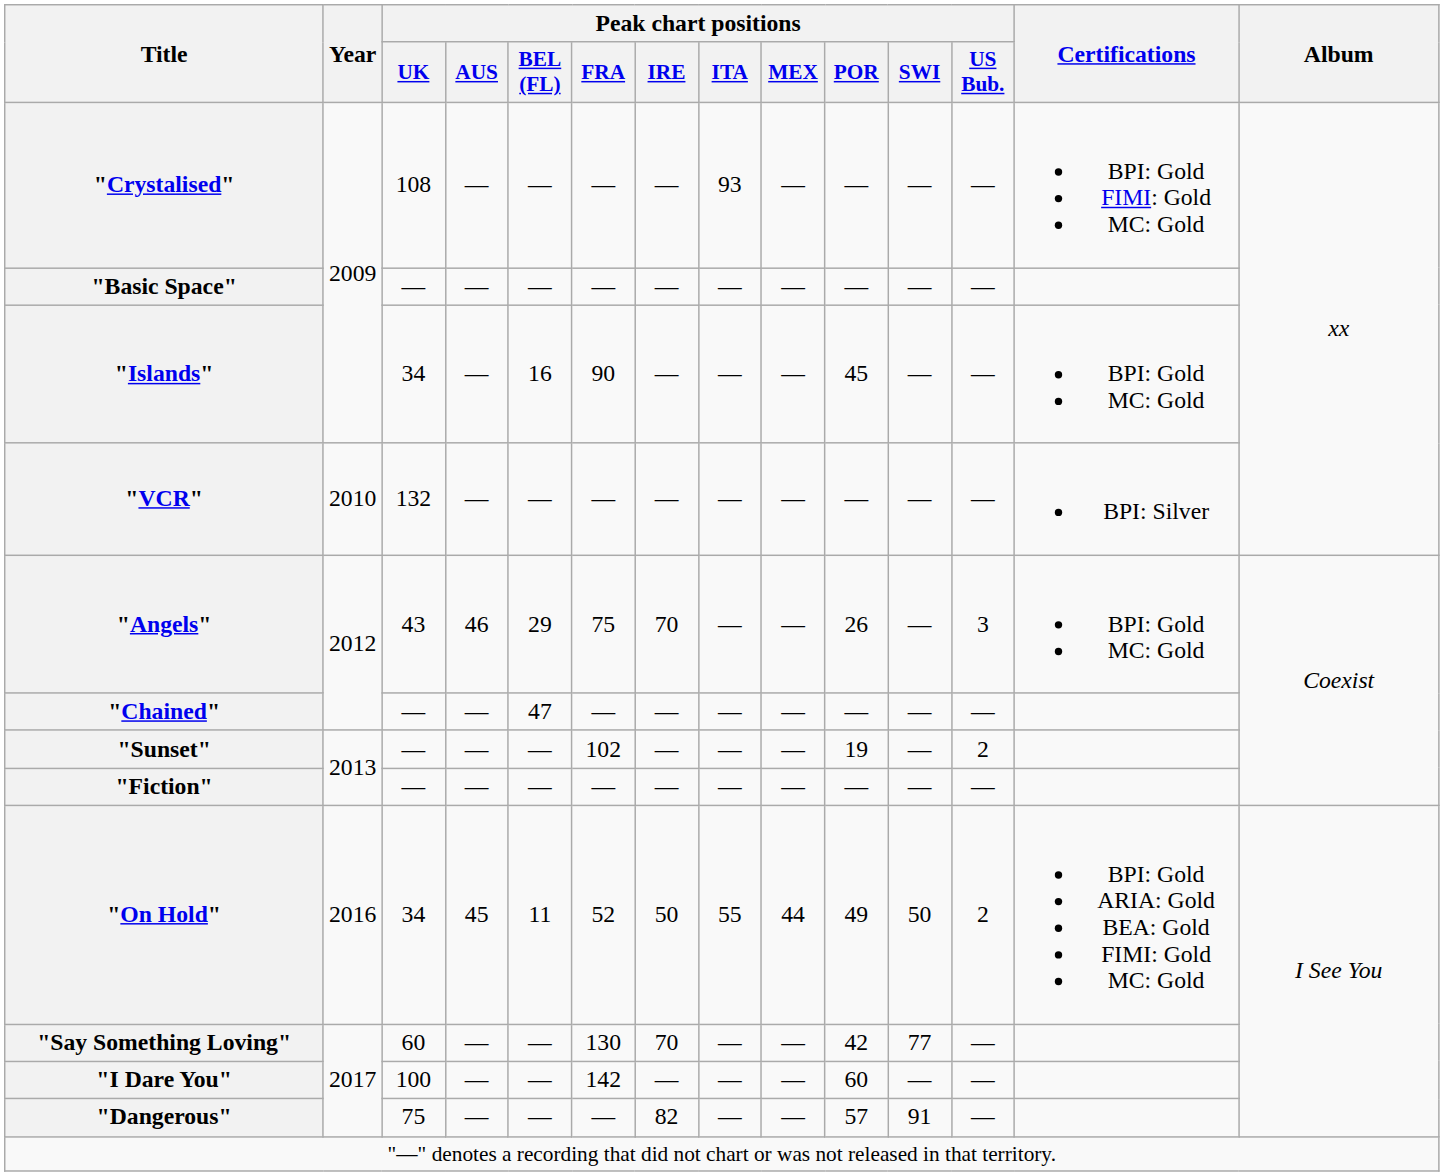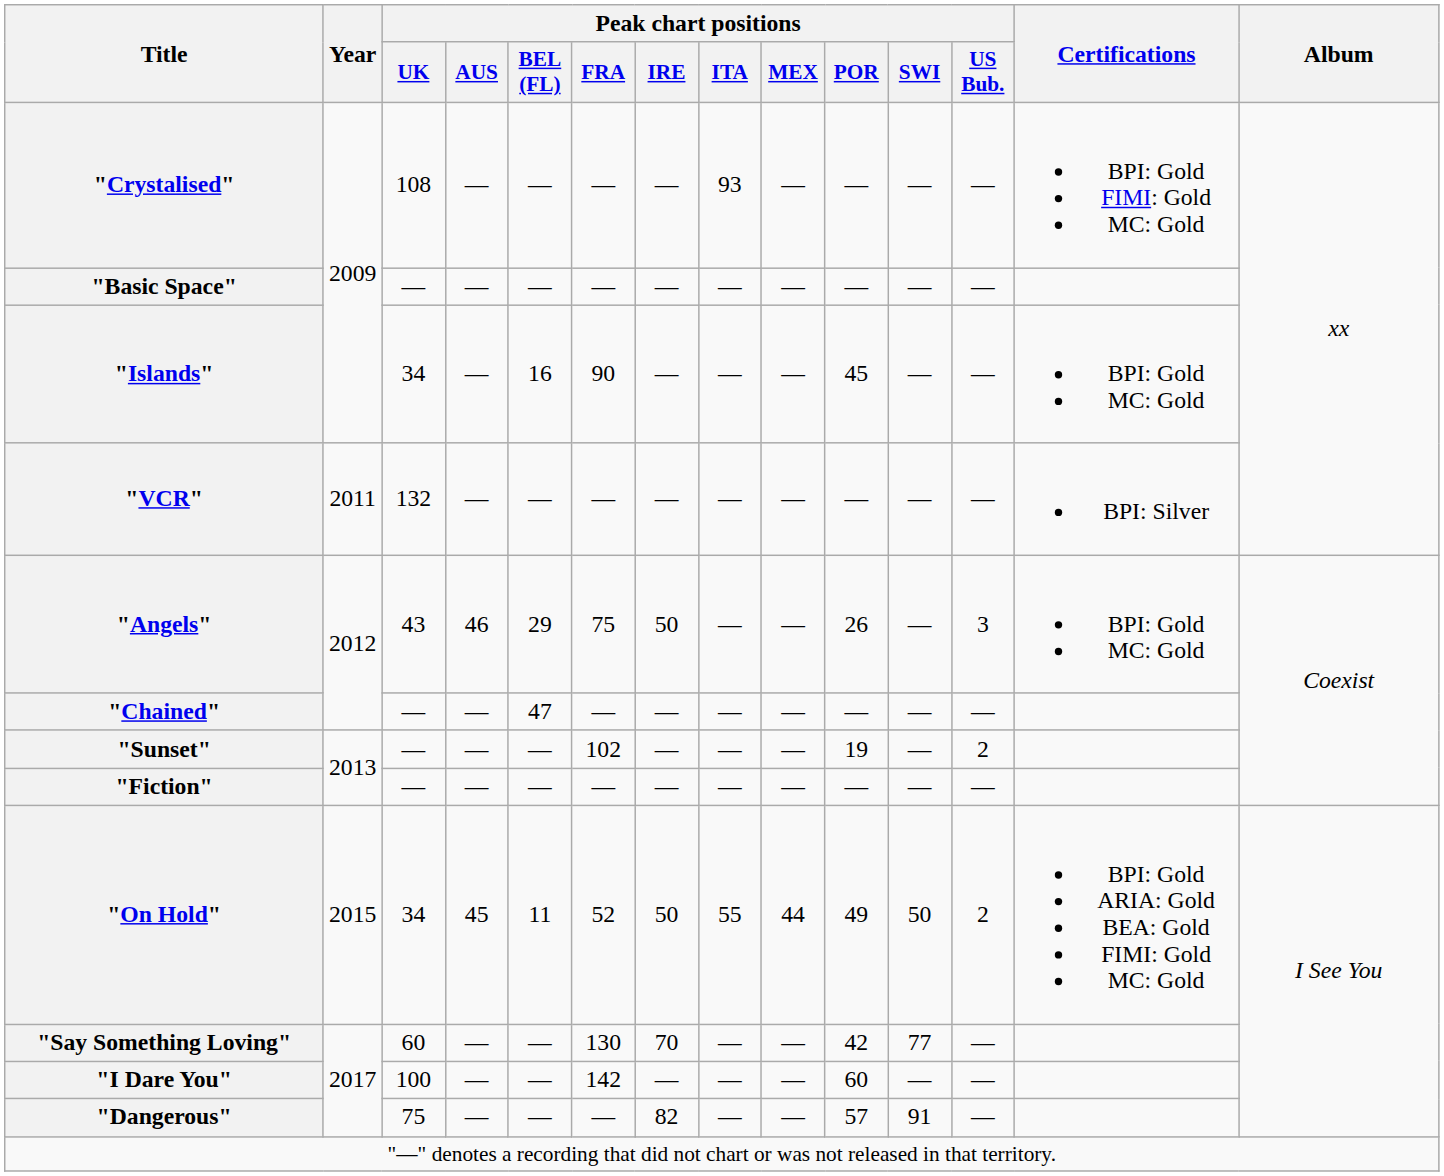(353, 498) 2010 -> (353, 498) 2011
(666, 623) 70 -> (666, 623) 50
(353, 914) 2016 -> (353, 914) 2015
